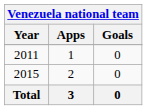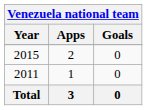rows swapped: (26, 54) <-> (26, 74)
